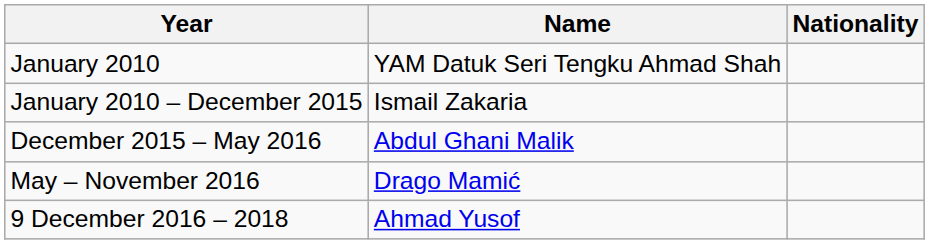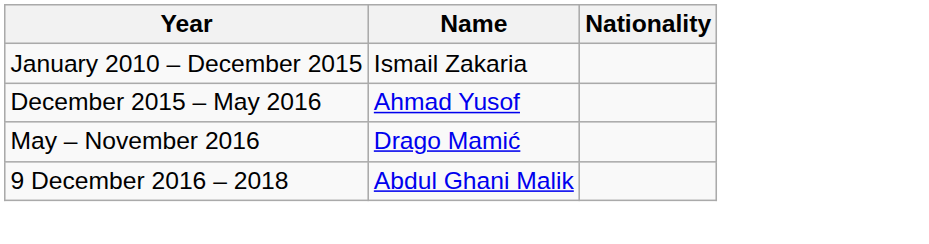- row: (85, 63)
(474, 141) Abdul Ghani Malik -> (447, 102) Ahmad Yusof
(447, 219) Ahmad Yusof -> (474, 180) Abdul Ghani Malik
